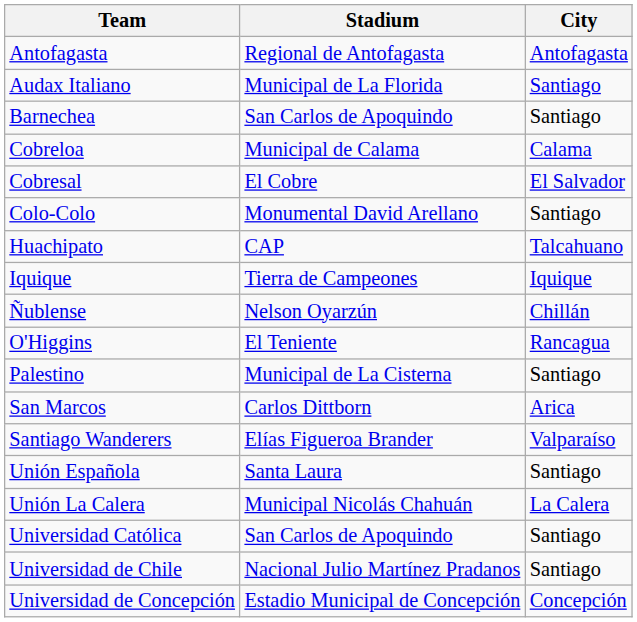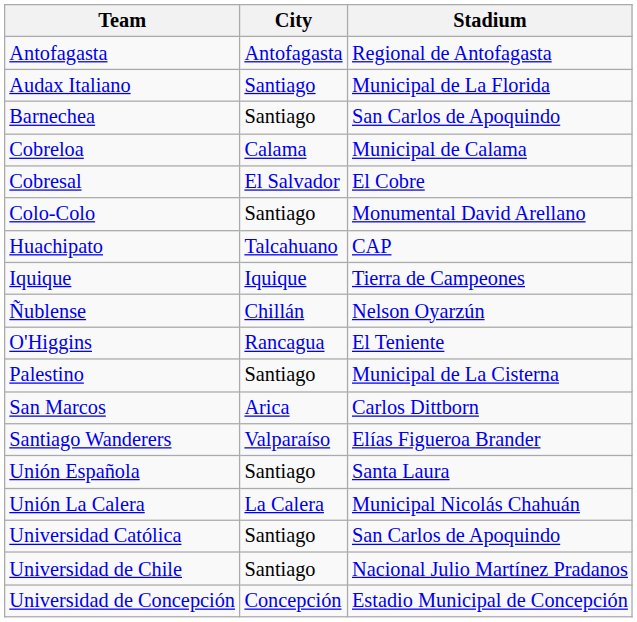columns swapped: (579, 20) <-> (382, 20)
